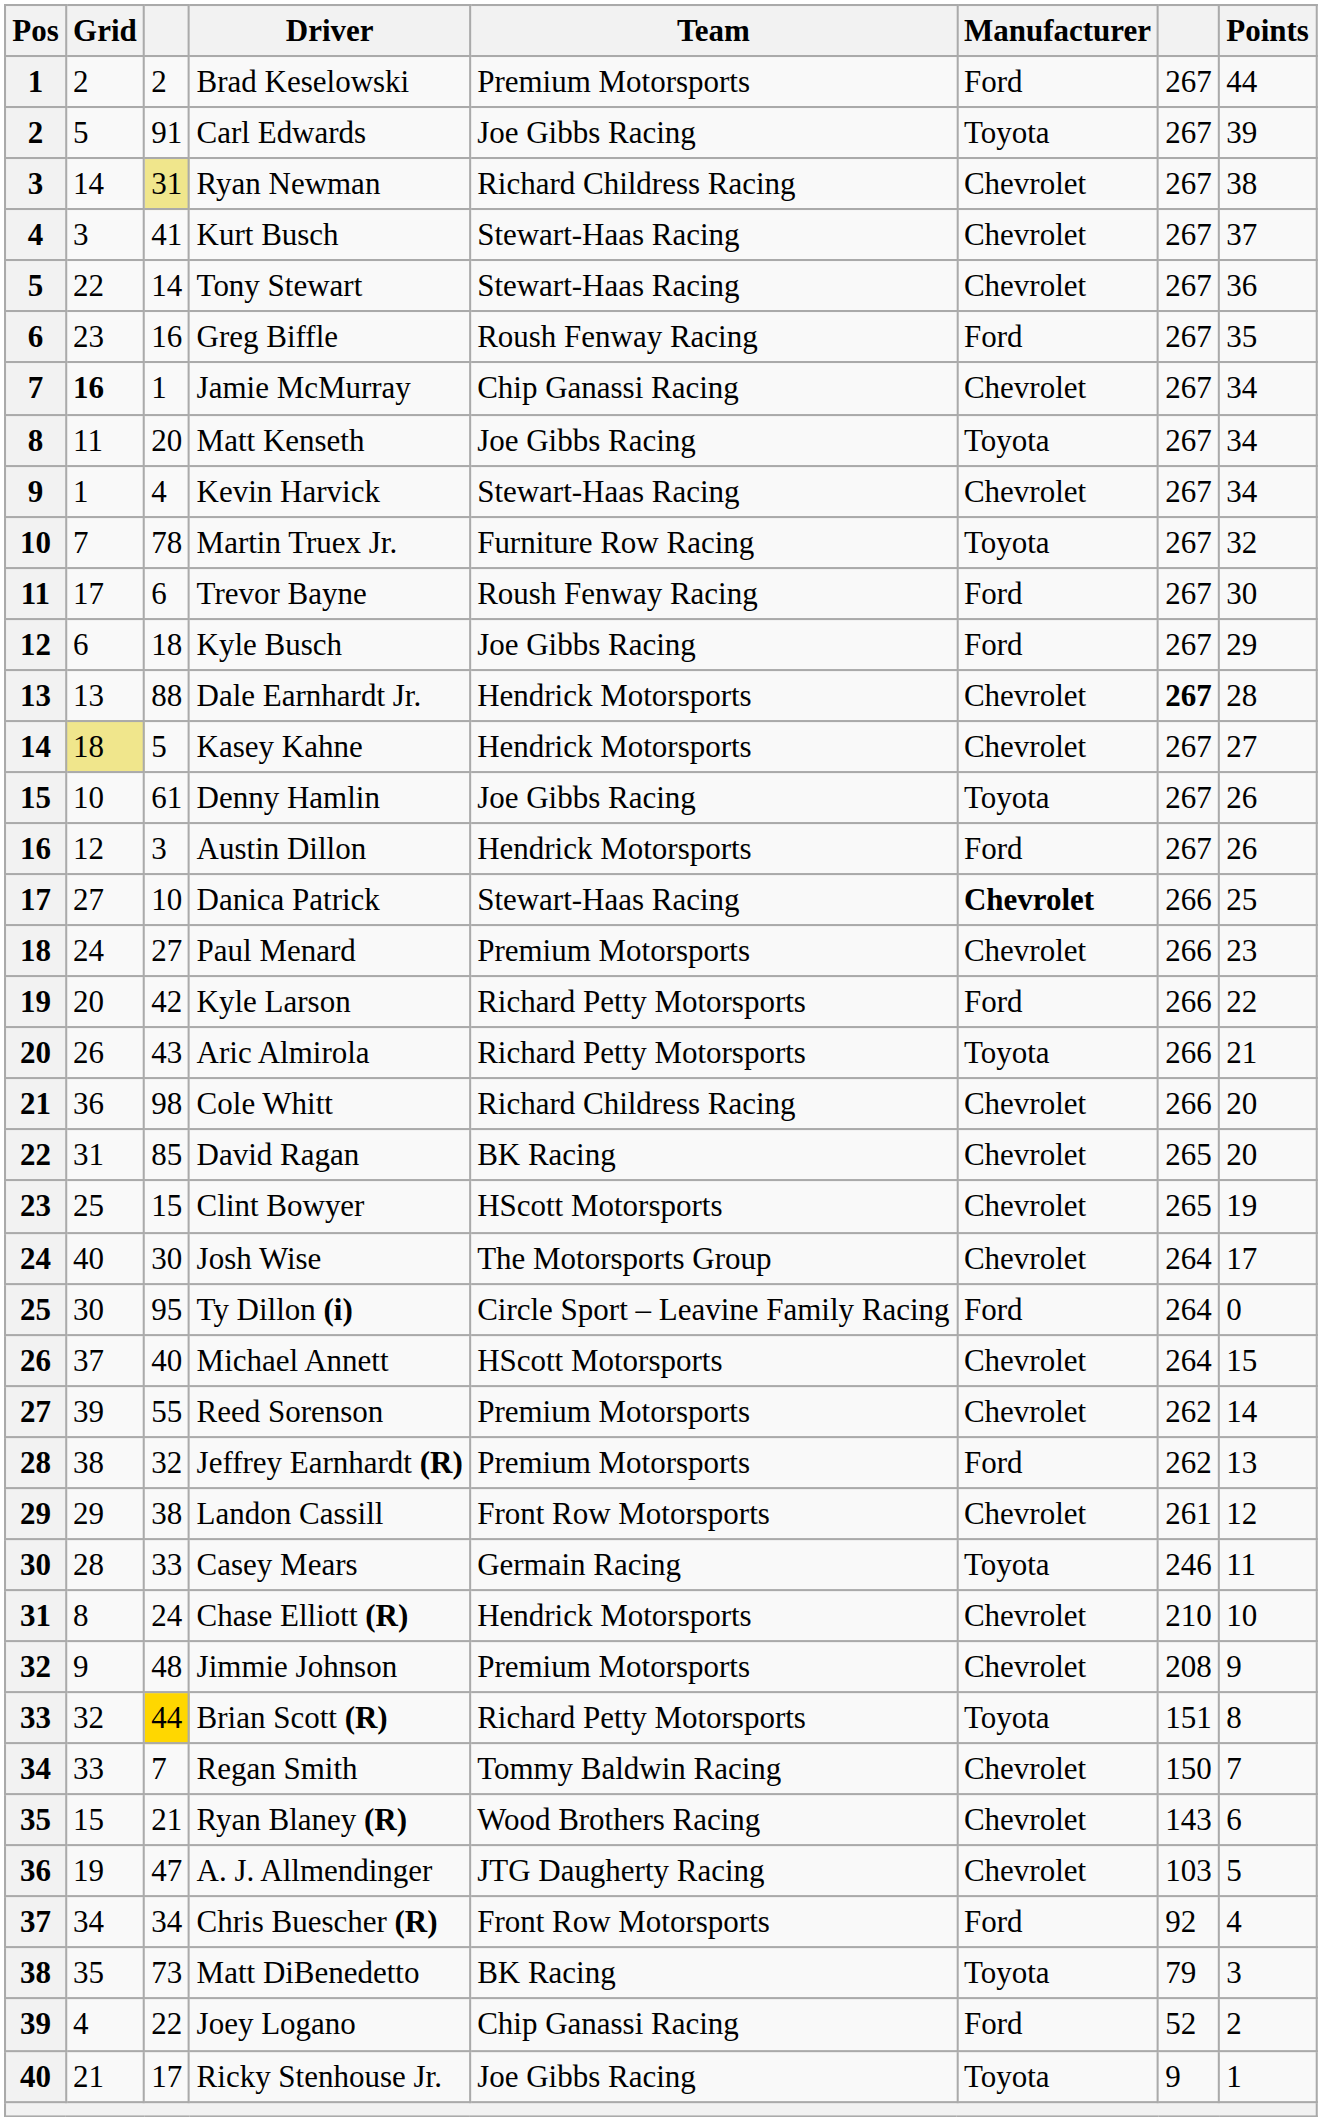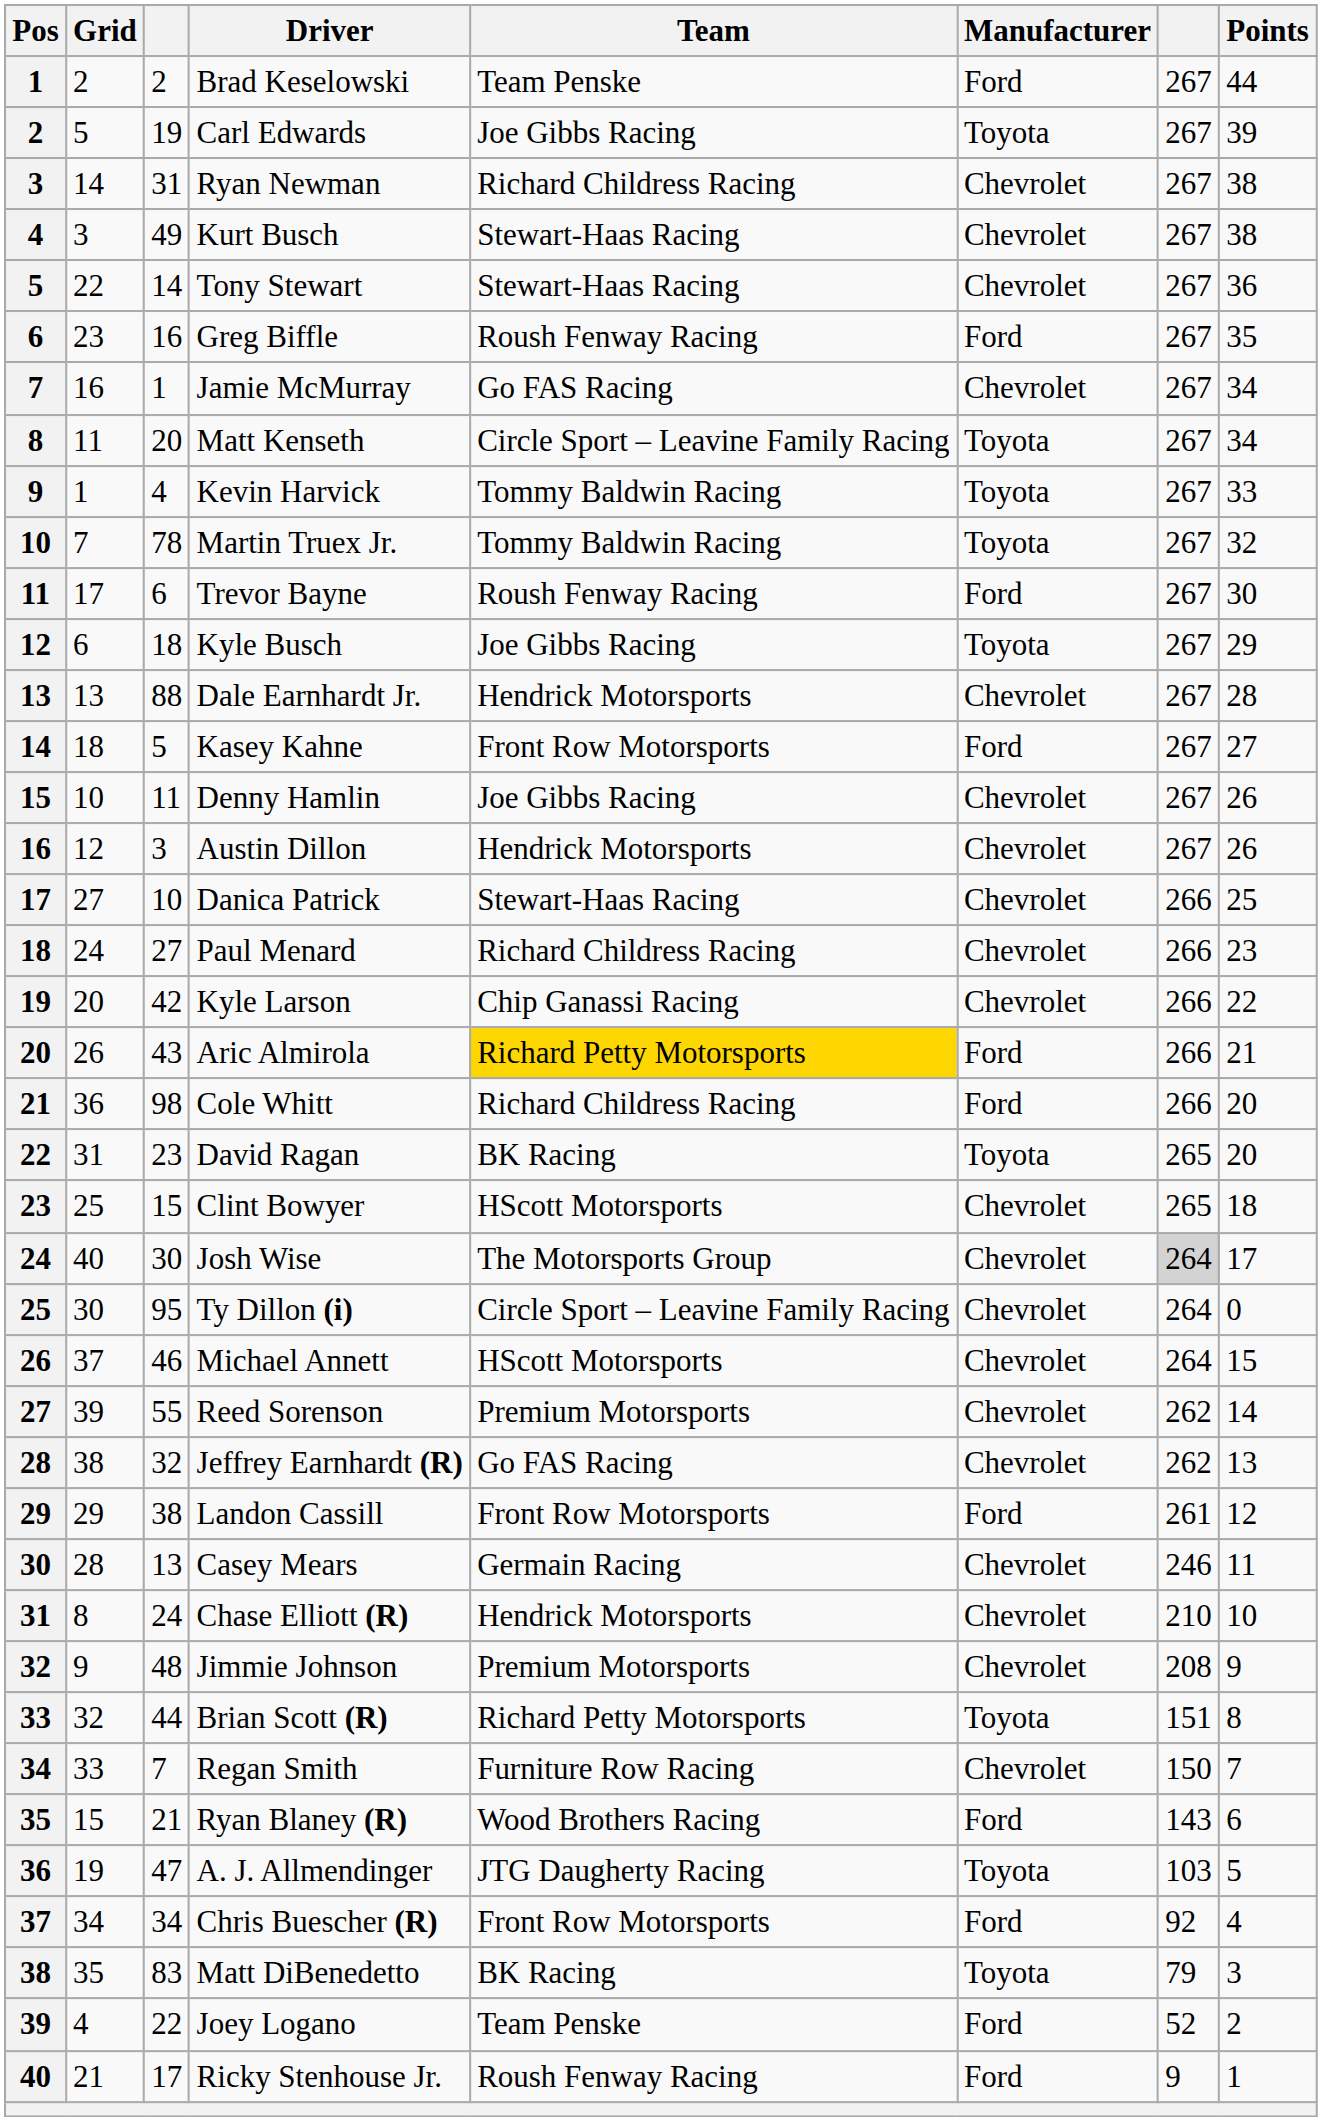(614, 81) Premium Motorsports -> (559, 81) Team Penske
(167, 132) 91 -> (167, 132) 19
(167, 183) khaki background -> (167, 183) no background
(167, 234) 41 -> (167, 234) 49
(1242, 234) 37 -> (1242, 234) 38
(89, 388) bold -> (89, 388) normal
(608, 388) Chip Ganassi Racing -> (575, 388) Go FAS Racing
(586, 439) Joe Gibbs Racing -> (713, 439) Circle Sport – Leavine Family Racing
(608, 490) Stewart-Haas Racing -> (629, 490) Tommy Baldwin Racing
(1025, 490) Chevrolet -> (1007, 490) Toyota
(1242, 490) 34 -> (1242, 490) 33
(616, 541) Furniture Row Racing -> (629, 541) Tommy Baldwin Racing
(993, 643) Ford -> (1007, 643) Toyota
(1189, 694) bold -> (1189, 694) normal
(89, 746) khaki background -> (89, 746) no background
(614, 746) Hendrick Motorsports -> (623, 746) Front Row Motorsports
(1025, 746) Chevrolet -> (993, 746) Ford
(167, 797) 61 -> (166, 797) 11
(1007, 797) Toyota -> (1025, 797) Chevrolet
(993, 848) Ford -> (1025, 848) Chevrolet
(1029, 899) bold -> (1025, 899) normal
(614, 950) Premium Motorsports -> (636, 950) Richard Childress Racing
(642, 1001) Richard Petty Motorsports -> (608, 1001) Chip Ganassi Racing
(993, 1001) Ford -> (1025, 1001) Chevrolet
(642, 1052) no background -> (642, 1052) gold background
(1007, 1052) Toyota -> (993, 1052) Ford
(1025, 1103) Chevrolet -> (993, 1103) Ford
(167, 1155) 85 -> (167, 1155) 23
(1025, 1155) Chevrolet -> (1007, 1155) Toyota
(1242, 1206) 19 -> (1242, 1206) 18
(1189, 1257) no background -> (1189, 1257) lightgrey background
(993, 1308) Ford -> (1025, 1308) Chevrolet
(167, 1359) 40 -> (167, 1359) 46
(614, 1461) Premium Motorsports -> (575, 1461) Go FAS Racing
(993, 1461) Ford -> (1025, 1461) Chevrolet
(1025, 1512) Chevrolet -> (993, 1512) Ford
(167, 1564) 33 -> (167, 1564) 13
(1007, 1564) Toyota -> (1025, 1564) Chevrolet
(167, 1717) gold background -> (167, 1717) no background
(629, 1768) Tommy Baldwin Racing -> (616, 1768) Furniture Row Racing
(1025, 1819) Chevrolet -> (993, 1819) Ford
(1025, 1870) Chevrolet -> (1007, 1870) Toyota
(167, 1973) 73 -> (167, 1973) 83
(608, 2024) Chip Ganassi Racing -> (559, 2024) Team Penske
(586, 2075) Joe Gibbs Racing -> (617, 2075) Roush Fenway Racing
(1007, 2075) Toyota -> (993, 2075) Ford
